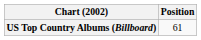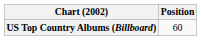(178, 27) 61 -> (178, 27) 60
